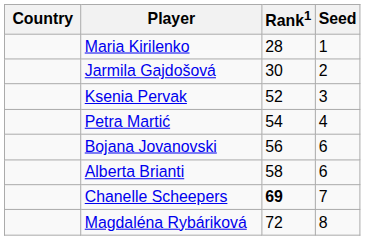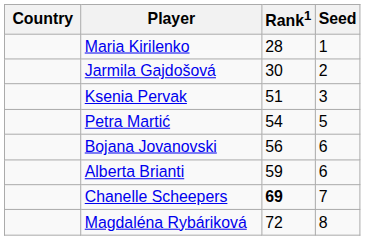(274, 96) 52 -> (274, 96) 51
(323, 121) 4 -> (323, 121) 5
(274, 172) 58 -> (274, 172) 59
